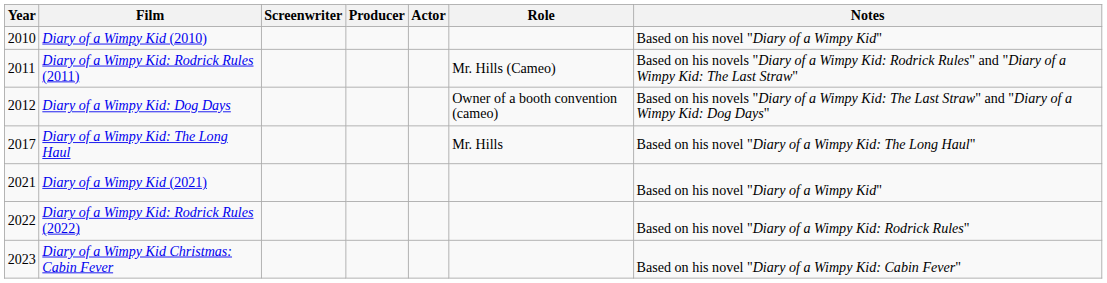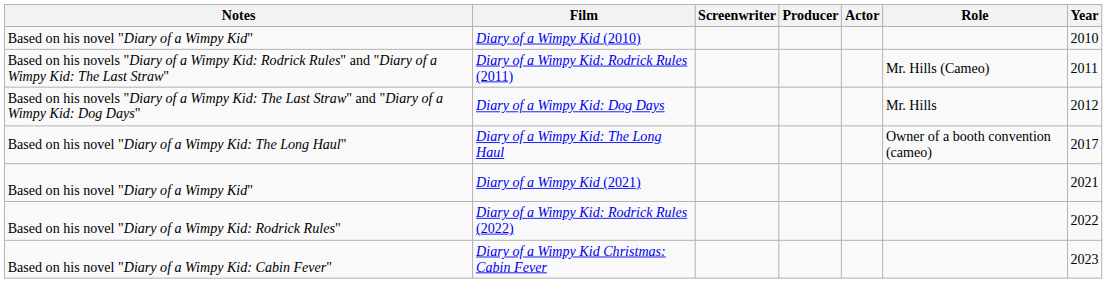columns swapped: (22, 15) <-> (868, 15)
(535, 106) Owner of a booth convention (cameo) -> (911, 106) Mr. Hills
(478, 144) Mr. Hills -> (968, 144) Owner of a booth convention (cameo)
